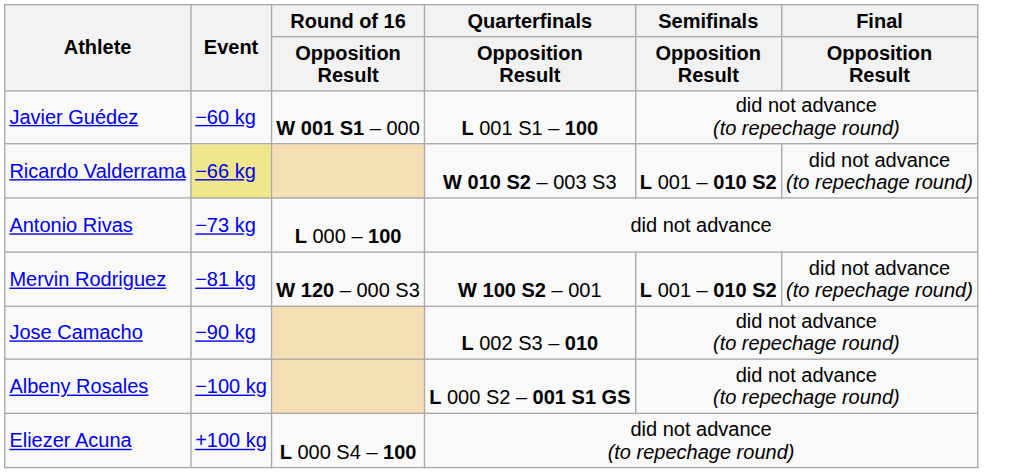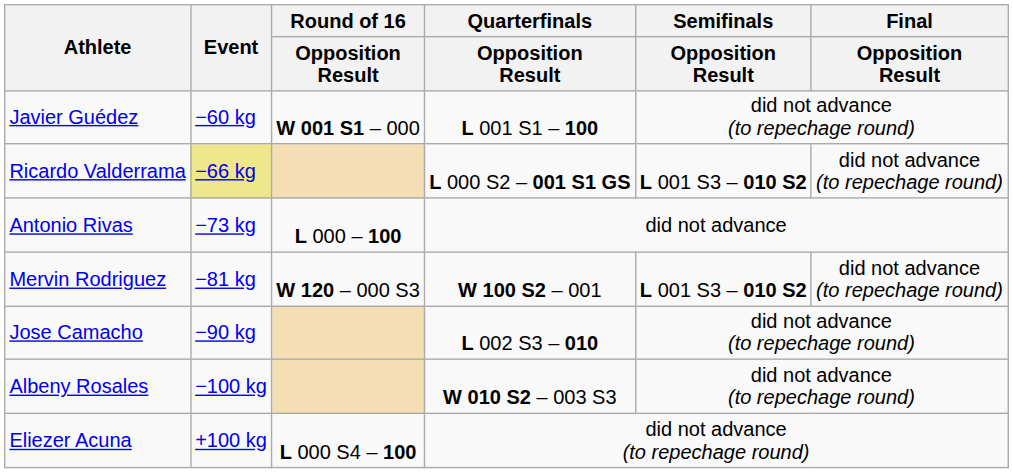(530, 182) W 010 S2 – 003 S3 -> (530, 182) L 000 S2 – 001 S1 GS
(708, 182) L 001 – 010 S2 -> (723, 182) L 001 S3 – 010 S2
(708, 290) L 001 – 010 S2 -> (723, 290) L 001 S3 – 010 S2
(530, 398) L 000 S2 – 001 S1 GS -> (530, 398) W 010 S2 – 003 S3
